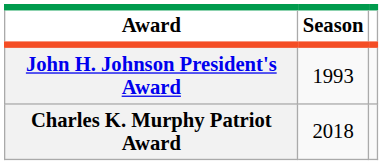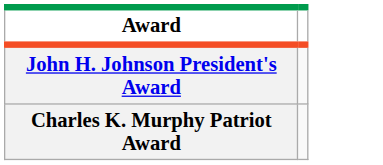- column: (333, 26)
